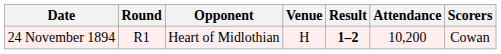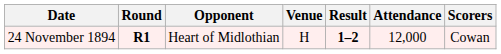(142, 37) normal -> (142, 37) bold
(407, 37) 10,200 -> (407, 37) 12,000
